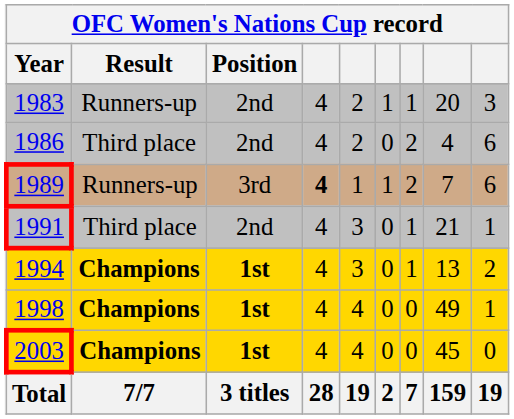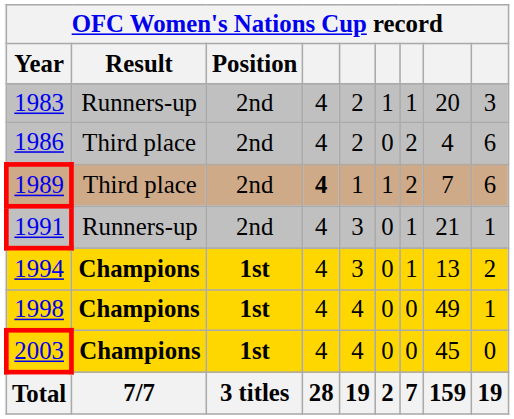(140, 184) Runners-up -> (140, 184) Third place
(255, 184) 3rd -> (255, 184) 2nd
(140, 227) Third place -> (140, 227) Runners-up
